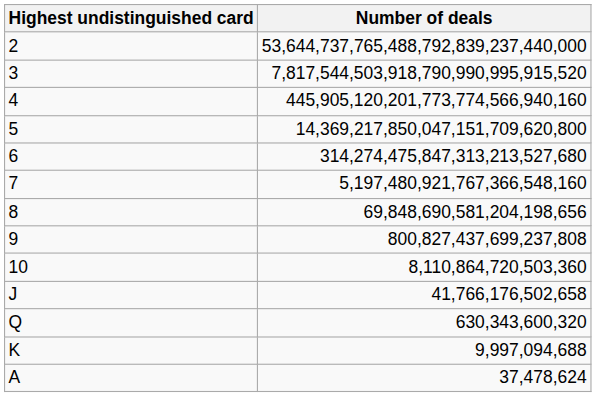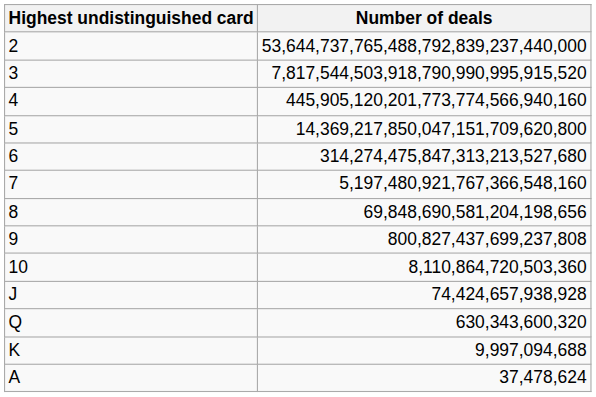(509, 294) 41,766,176,502,658 -> (509, 294) 74,424,657,938,928
